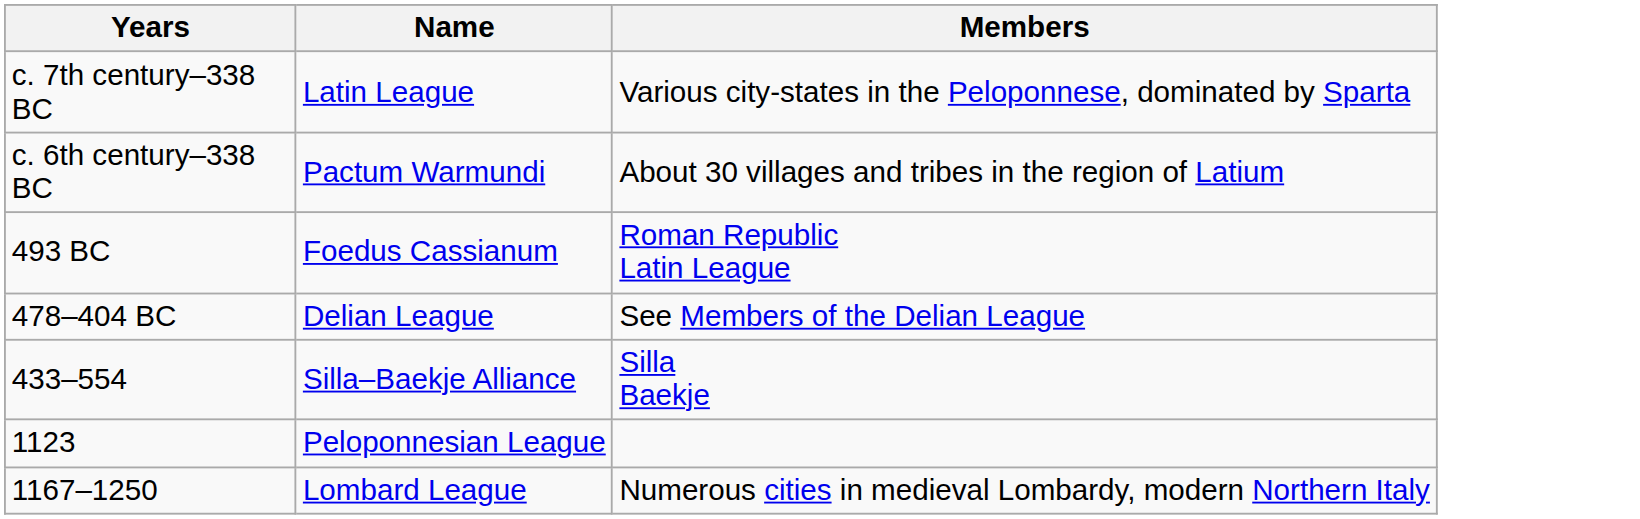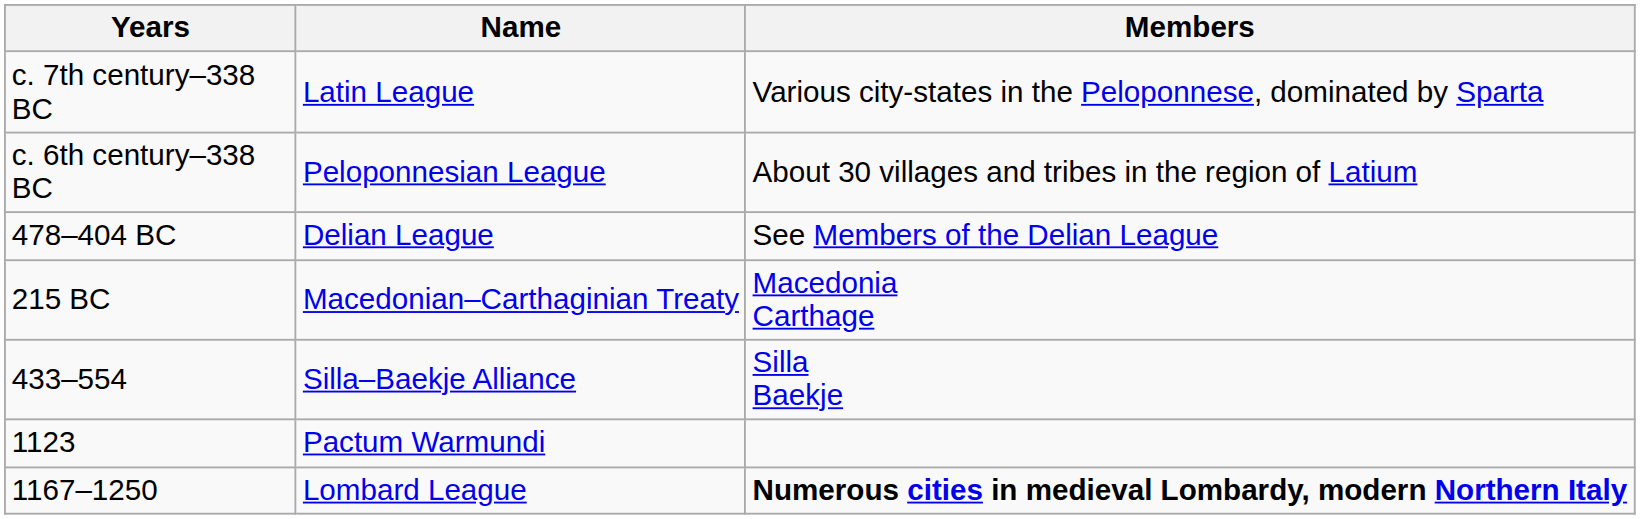(424, 171) Pactum Warmundi -> (454, 171) Peloponnesian League
- row: (61, 252)
+ row: (61, 298)
(454, 442) Peloponnesian League -> (424, 442) Pactum Warmundi
(1025, 489) normal -> (1190, 489) bold
